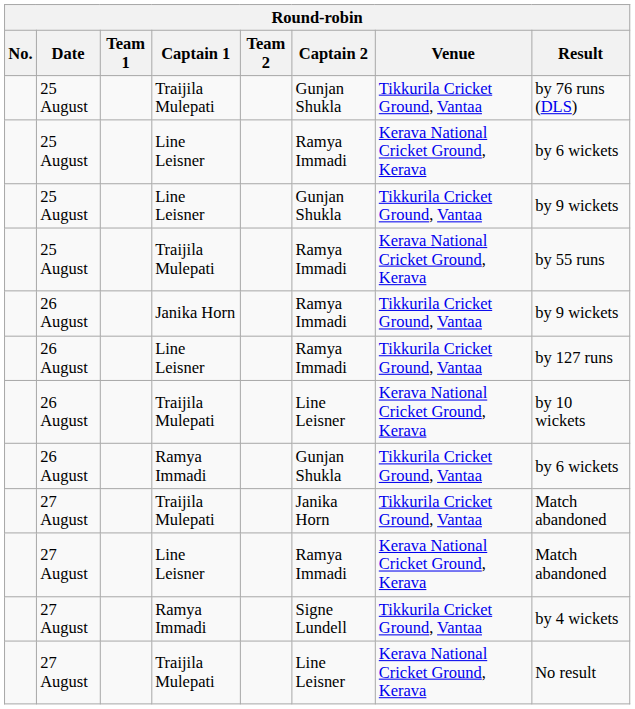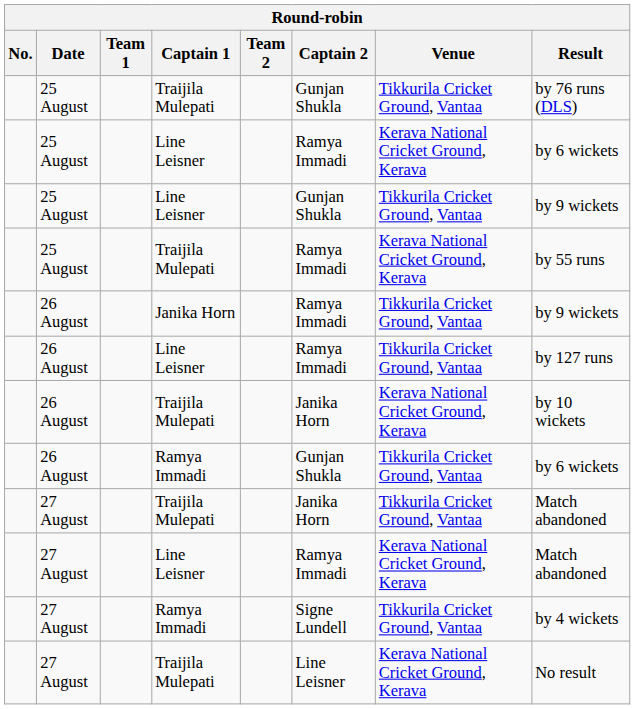(320, 412) Line Leisner -> (317, 412) Janika Horn
